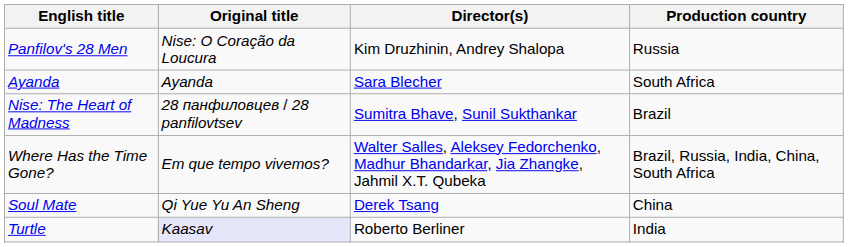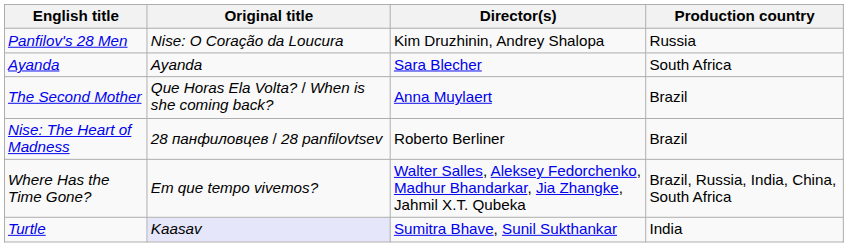+ row: (75, 97)
(465, 114) Sumitra Bhave, Sunil Sukthankar -> (449, 138) Roberto Berliner
- row: (42, 205)
(409, 229) Roberto Berliner -> (505, 229) Sumitra Bhave, Sunil Sukthankar
